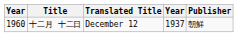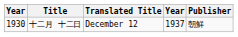(16, 25) 1960 -> (16, 25) 1930
